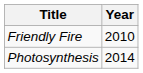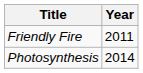(120, 36) 2010 -> (119, 36) 2011
